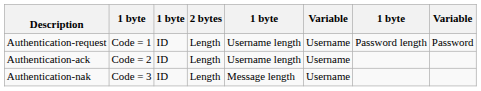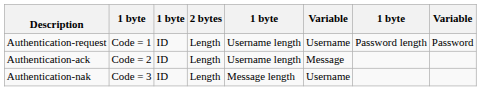(328, 59) Username -> (325, 59) Message
